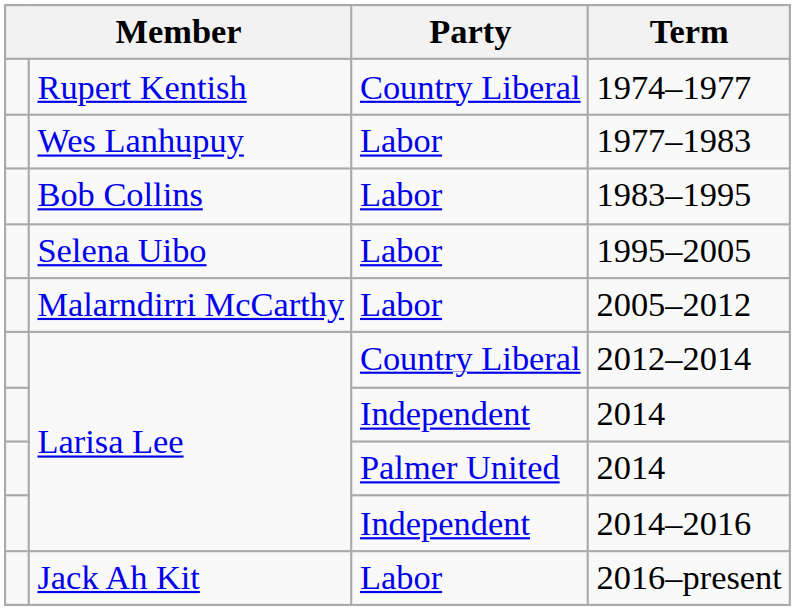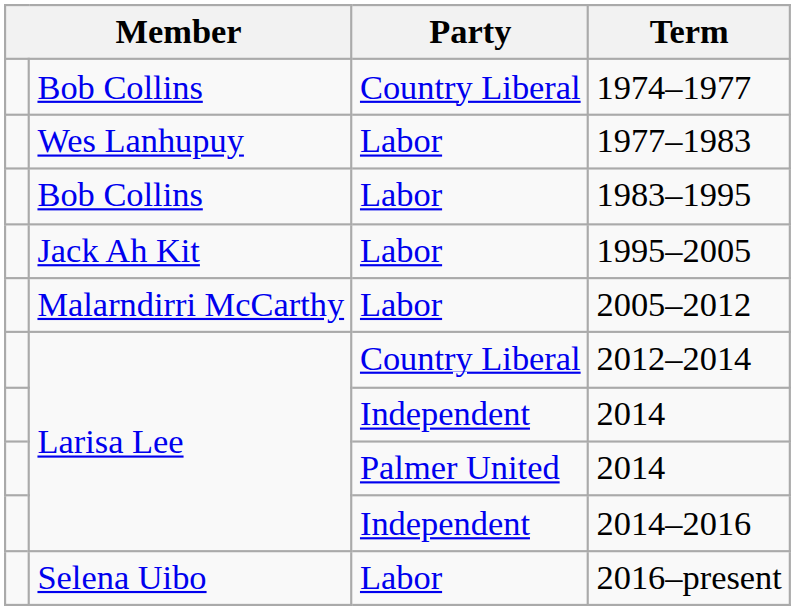(142, 86) Rupert Kentish -> (120, 86) Bob Collins
(122, 250) Selena Uibo -> (119, 250) Jack Ah Kit
(119, 577) Jack Ah Kit -> (122, 577) Selena Uibo
